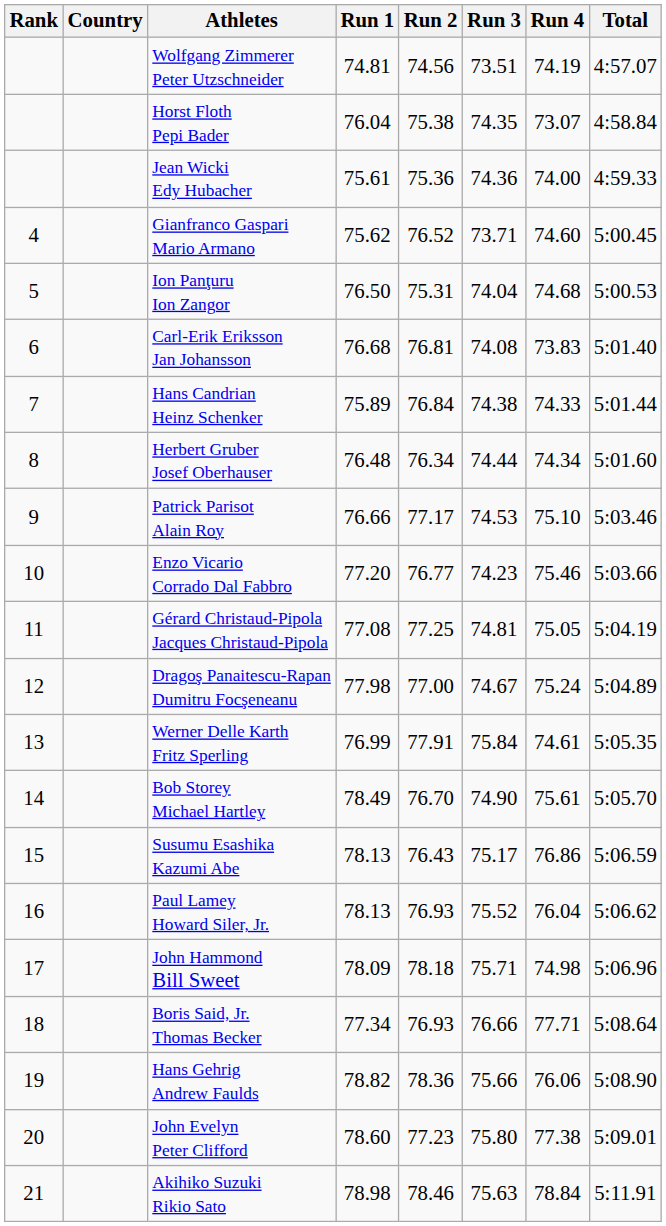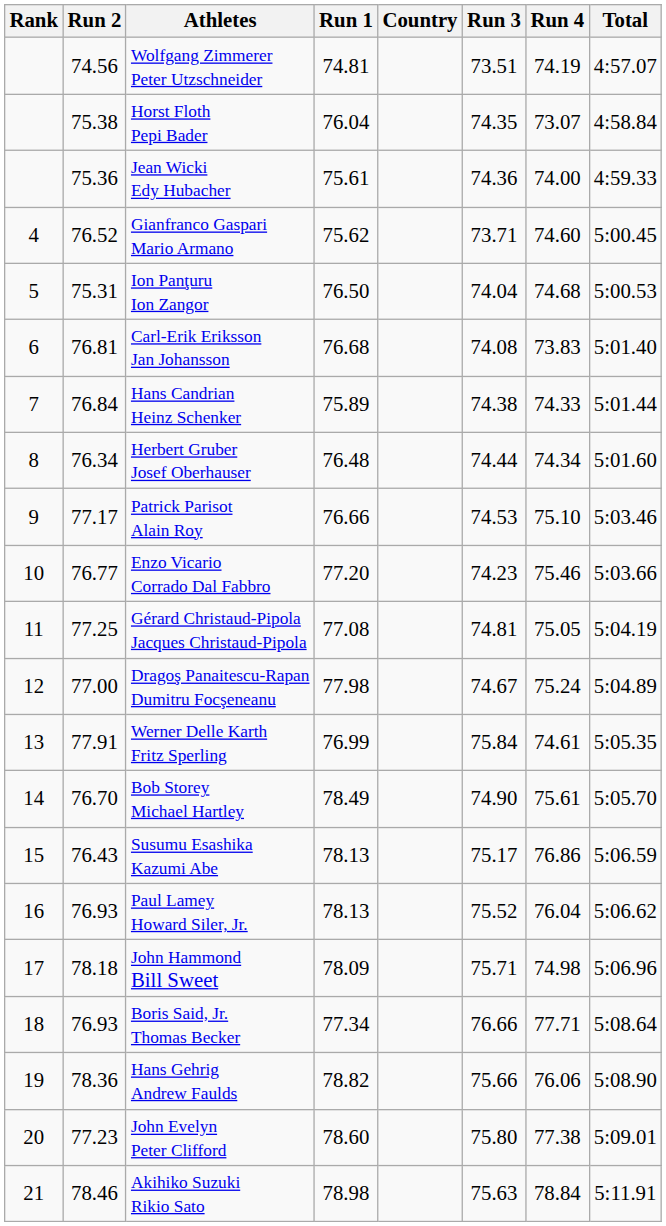columns swapped: (105, 20) <-> (431, 20)
